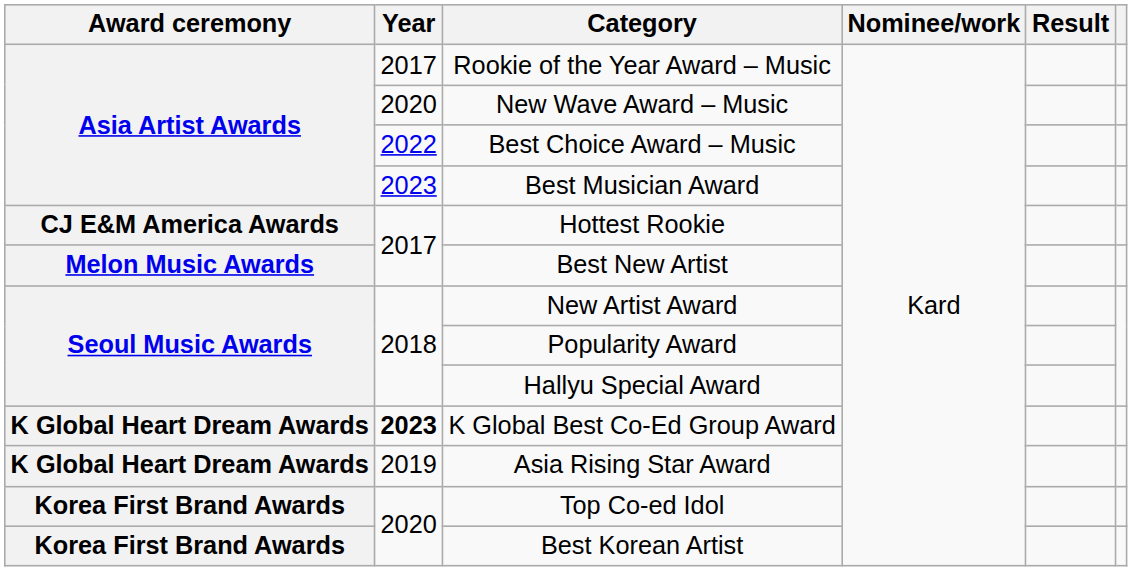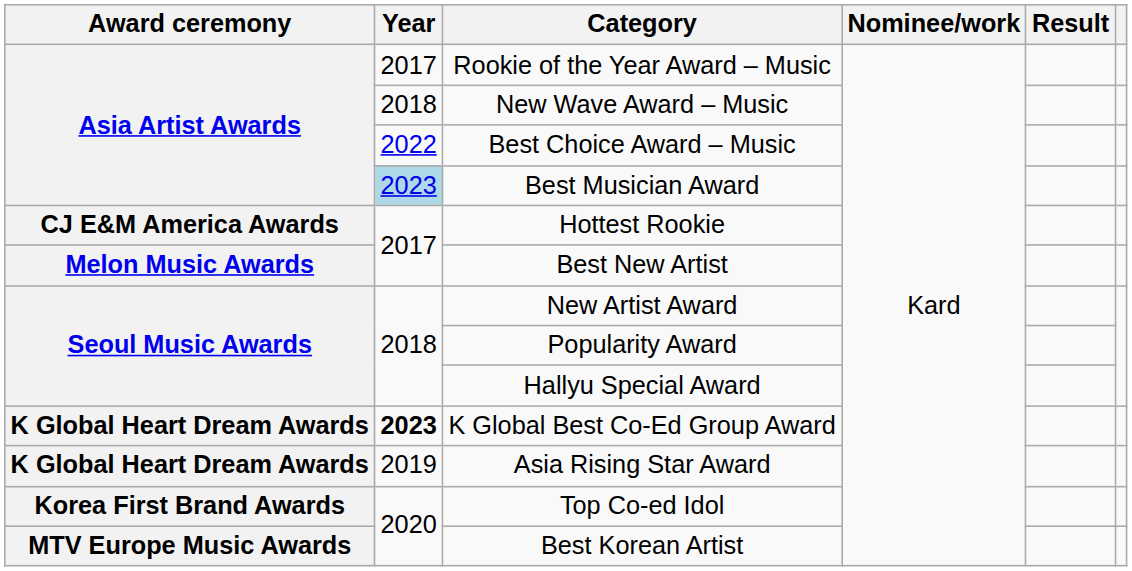(409, 104) 2020 -> (409, 104) 2018
(409, 184) no background -> (409, 184) lightblue background
(190, 545) Korea First Brand Awards -> (190, 545) MTV Europe Music Awards
